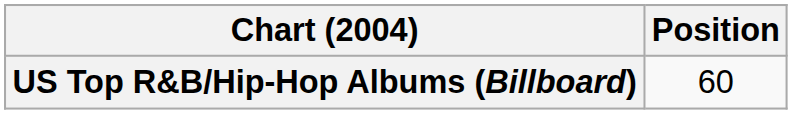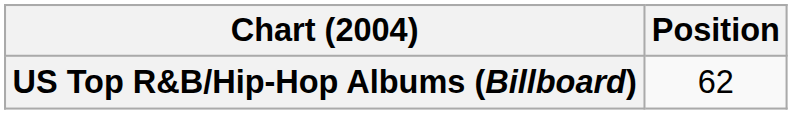(716, 81) 60 -> (716, 81) 62
